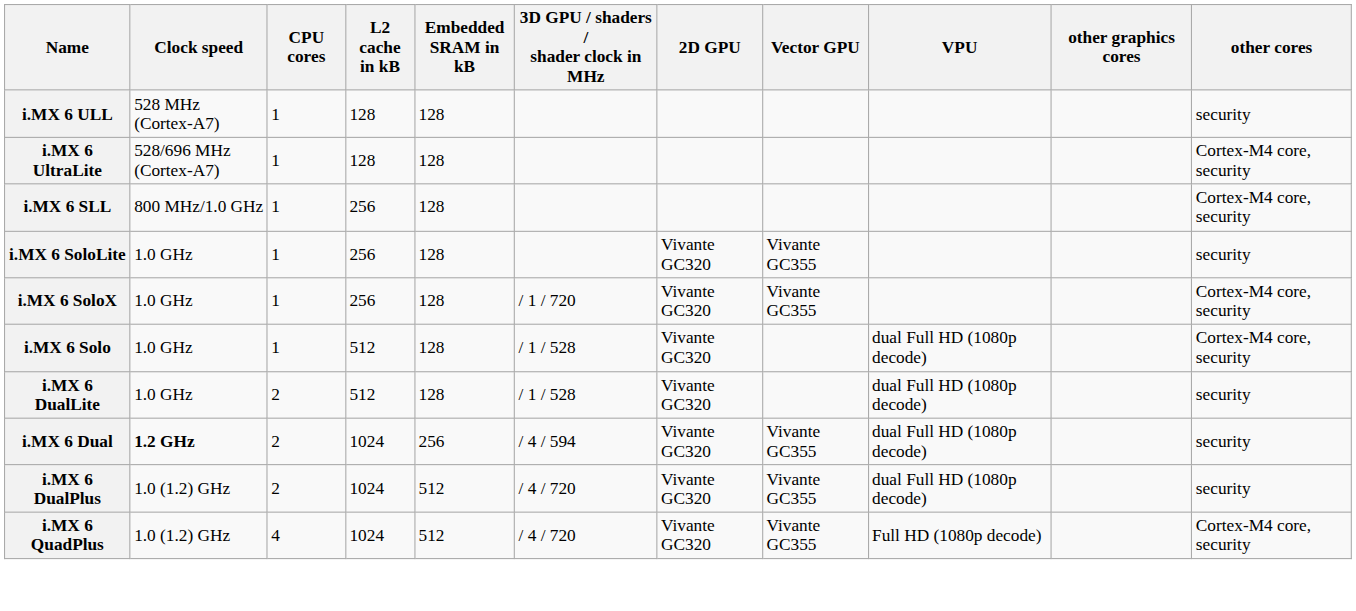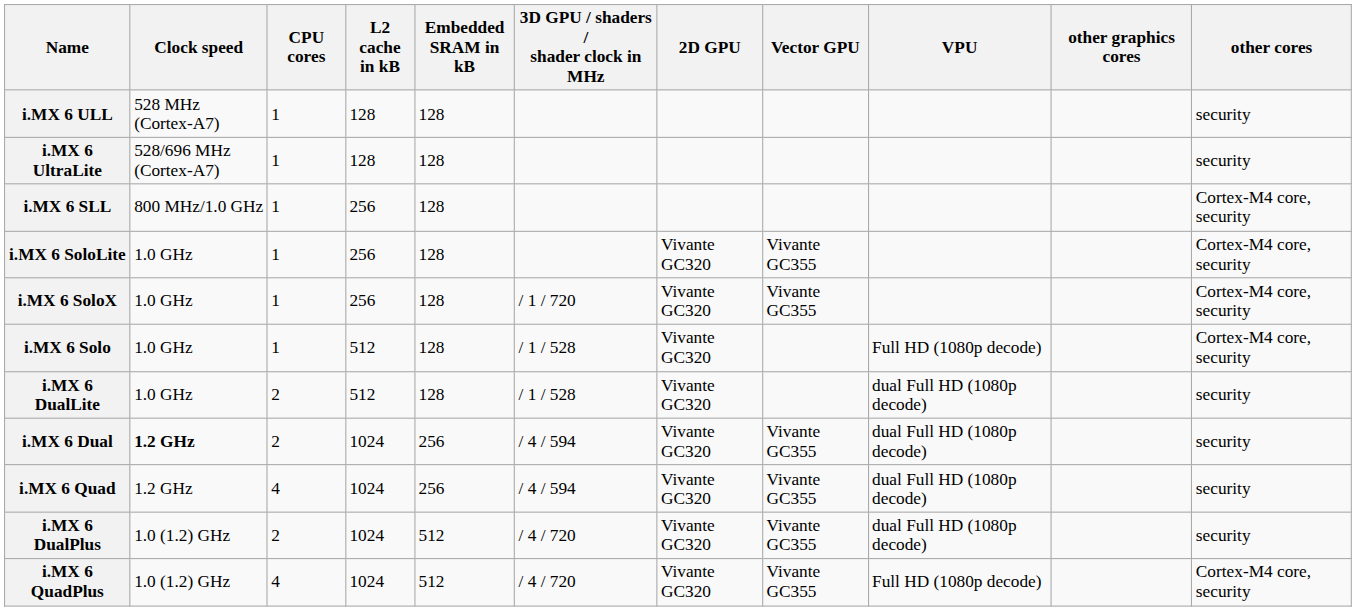(1253, 160) Cortex-M4 core, security -> (1223, 160) security
(1223, 254) security -> (1253, 254) Cortex-M4 core, security
(944, 347) dual Full HD (1080p decode) -> (957, 347) Full HD (1080p decode)
+ row: (67, 488)
